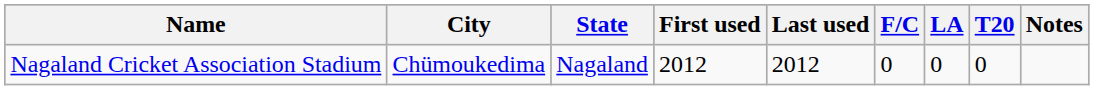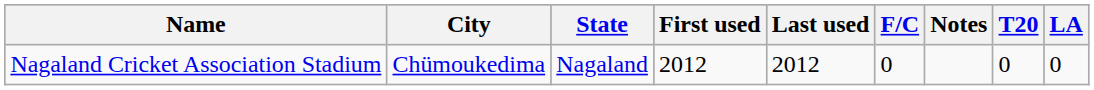columns swapped: (947, 24) <-> (1054, 24)
